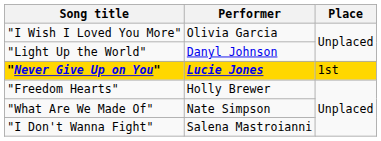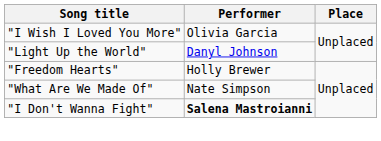- row: (84, 70)
(250, 127) normal -> (250, 108) bold
